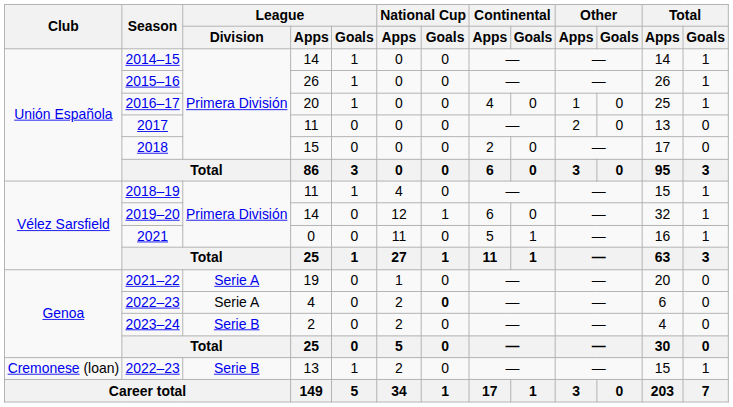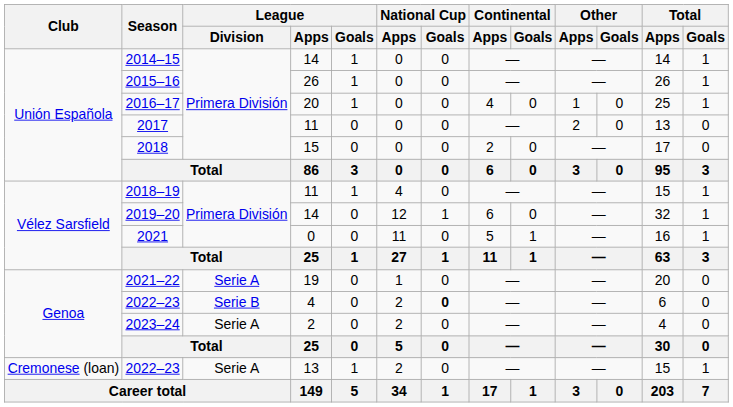(237, 302) Serie A -> (237, 302) Serie B
(237, 324) Serie B -> (237, 324) Serie A
(237, 368) Serie B -> (237, 368) Serie A
